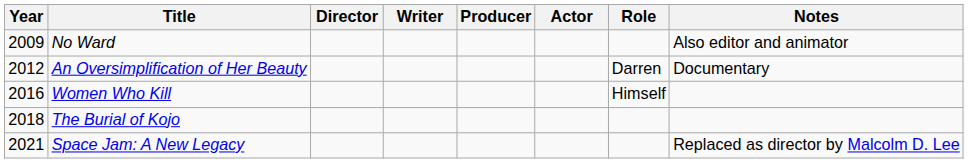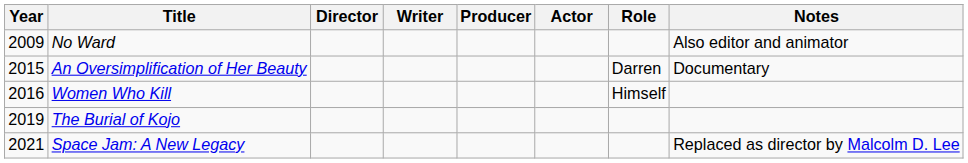(26, 68) 2012 -> (26, 68) 2015
(26, 119) 2018 -> (26, 119) 2019
